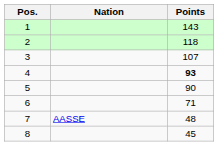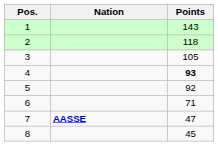(190, 57) 107 -> (190, 57) 105
(190, 88) 90 -> (190, 88) 92
(69, 118) normal -> (69, 118) bold
(190, 118) 48 -> (190, 118) 47
